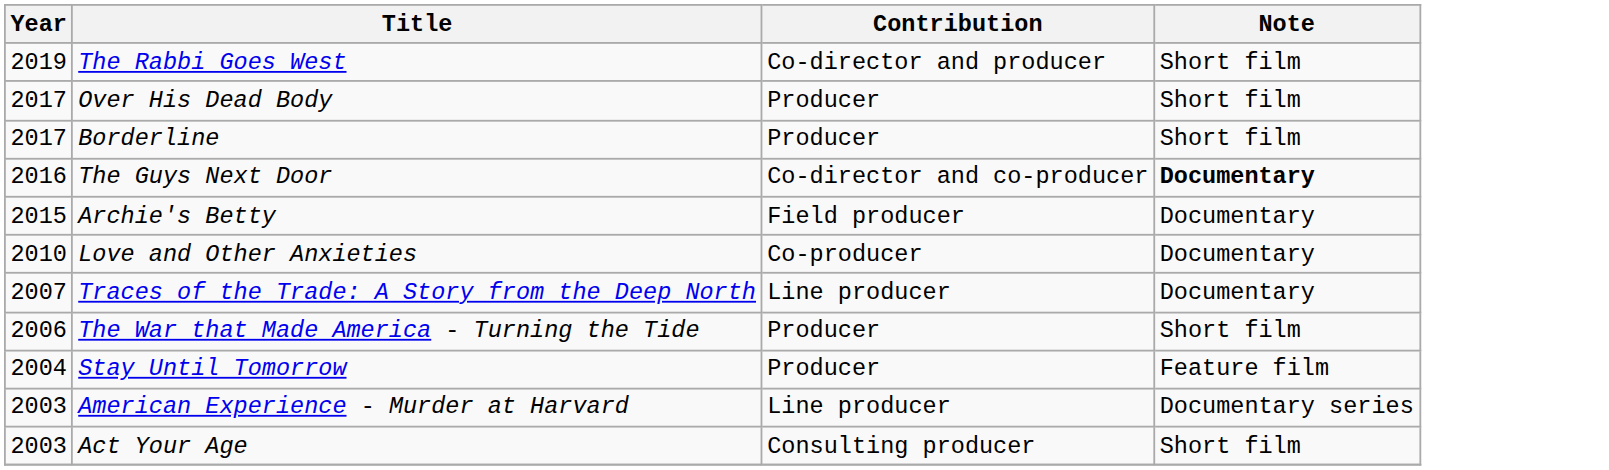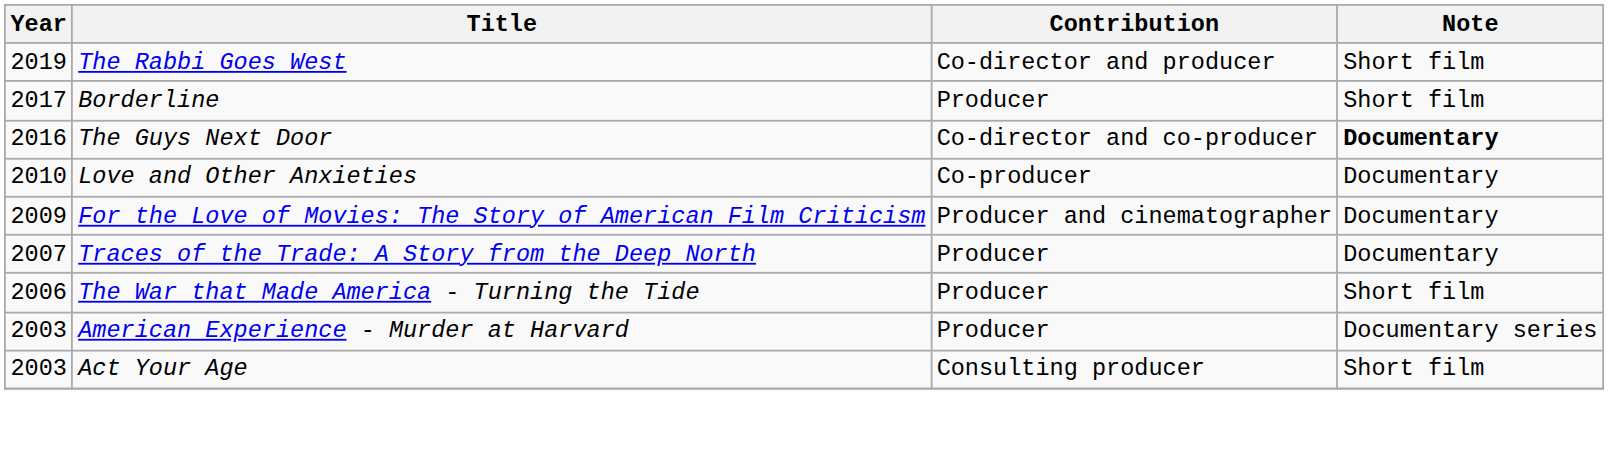- row: (205, 101)
- row: (177, 216)
+ row: (502, 216)
(859, 293) Line producer -> (993, 254) Producer
- row: (212, 369)
(859, 408) Line producer -> (993, 331) Producer
